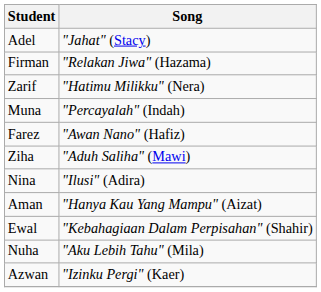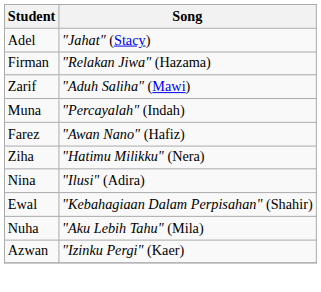(133, 87) "Hatimu Milikku" (Nera) -> (126, 87) "Aduh Saliha" (Mawi)
(126, 157) "Aduh Saliha" (Mawi) -> (133, 157) "Hatimu Milikku" (Nera)
- row: (25, 204)
